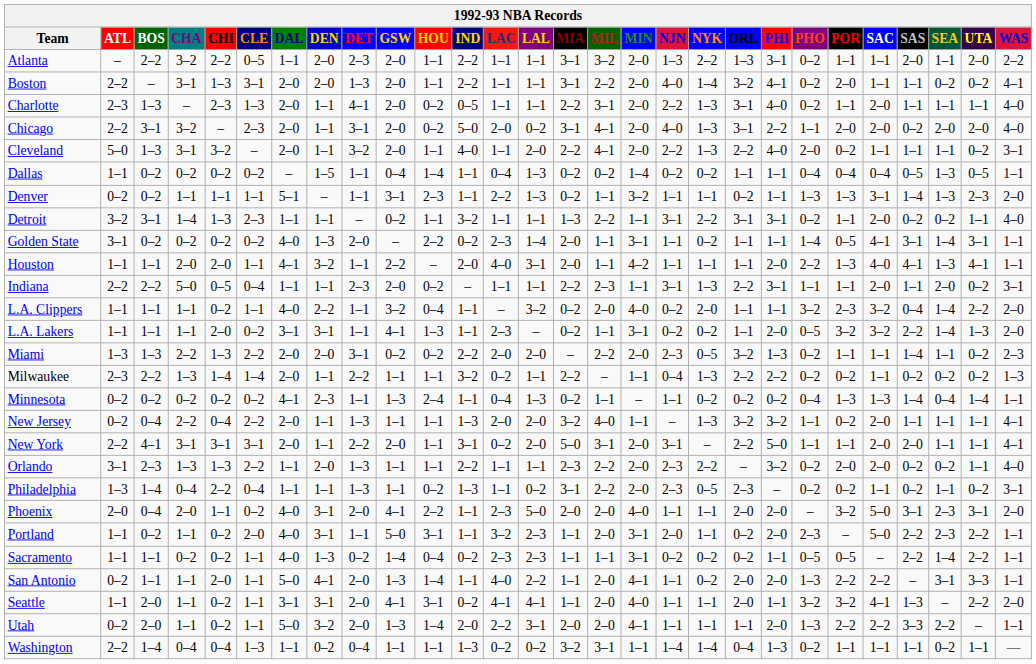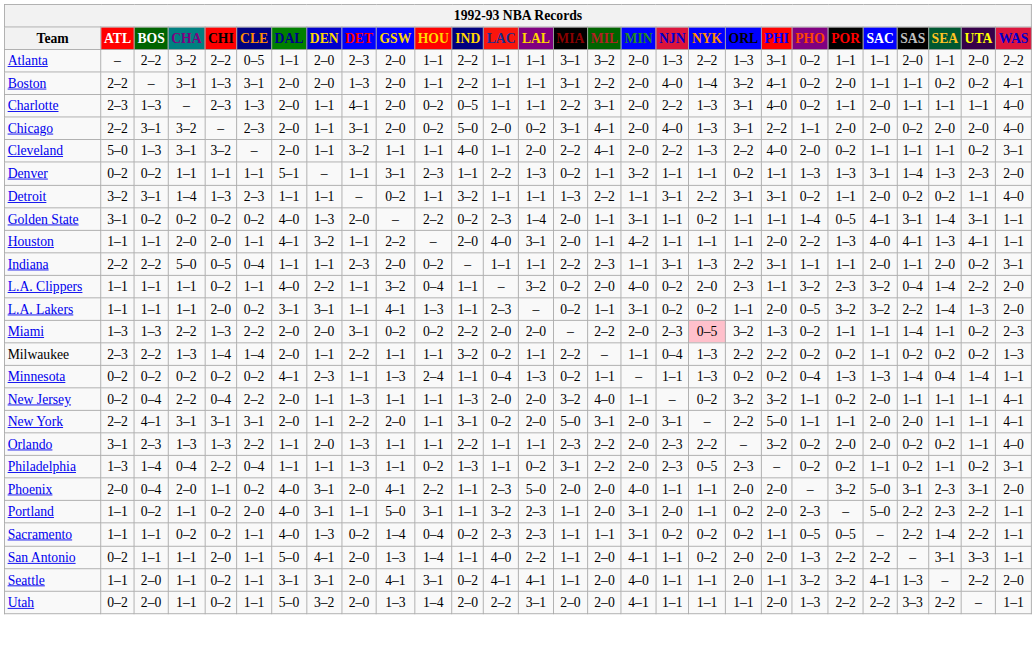(395, 151) 2–0 -> (395, 151) 1–1
- row: (25, 173)
(743, 309) 1–1 -> (743, 286) 2–3
(707, 354) no background -> (707, 331) pink background
(707, 399) 0–2 -> (707, 376) 1–3
(707, 421) 1–3 -> (707, 399) 0–2
- row: (40, 647)
